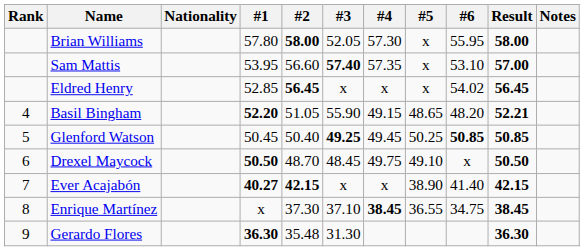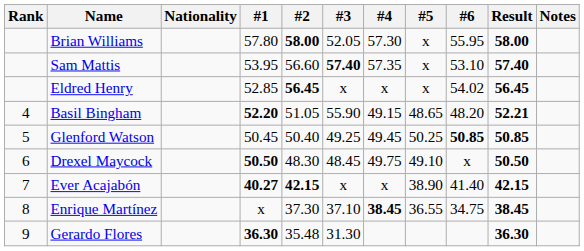(512, 64) 57.00 -> (512, 64) 57.40
(343, 137) bold -> (343, 137) normal
(302, 161) 48.70 -> (302, 161) 48.30
